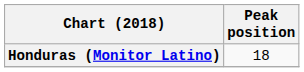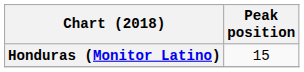(261, 56) 18 -> (261, 56) 15
